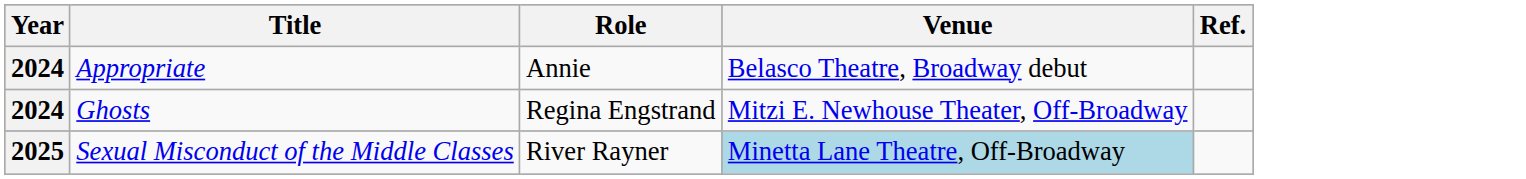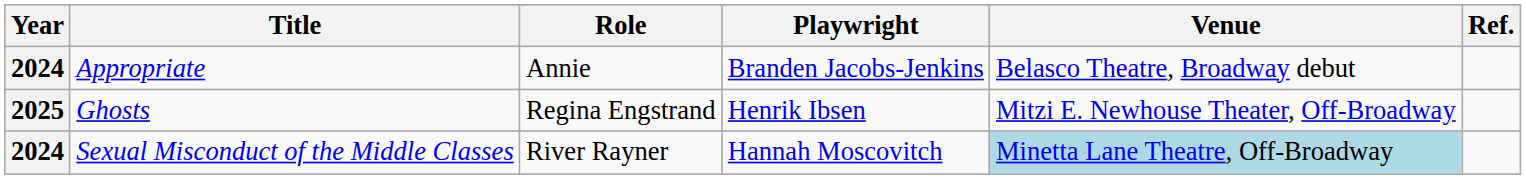+ column: (856, 25)
(38, 109) 2024 -> (38, 109) 2025
(38, 151) 2025 -> (38, 151) 2024
